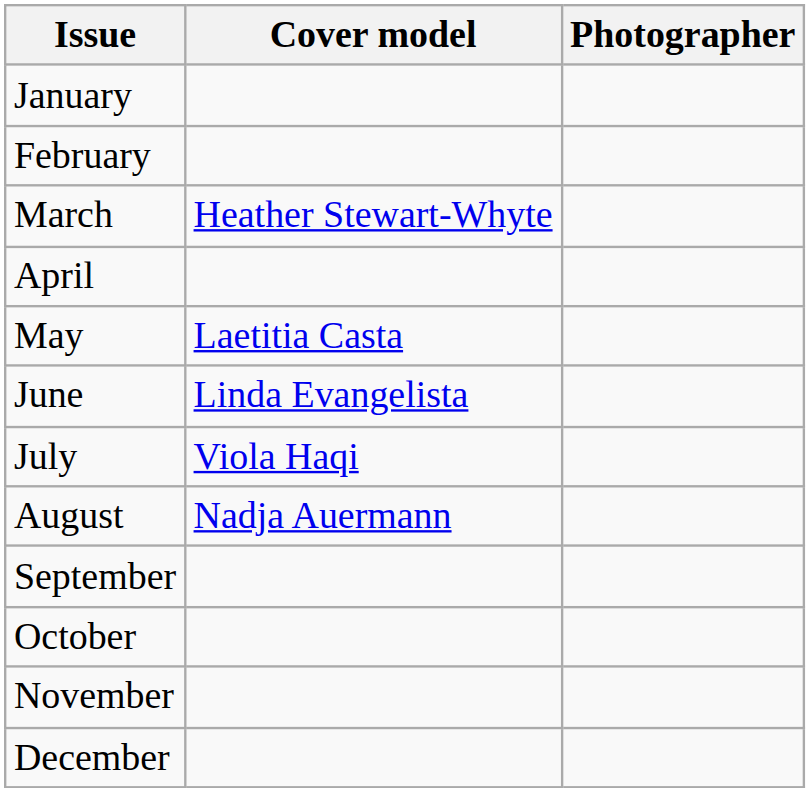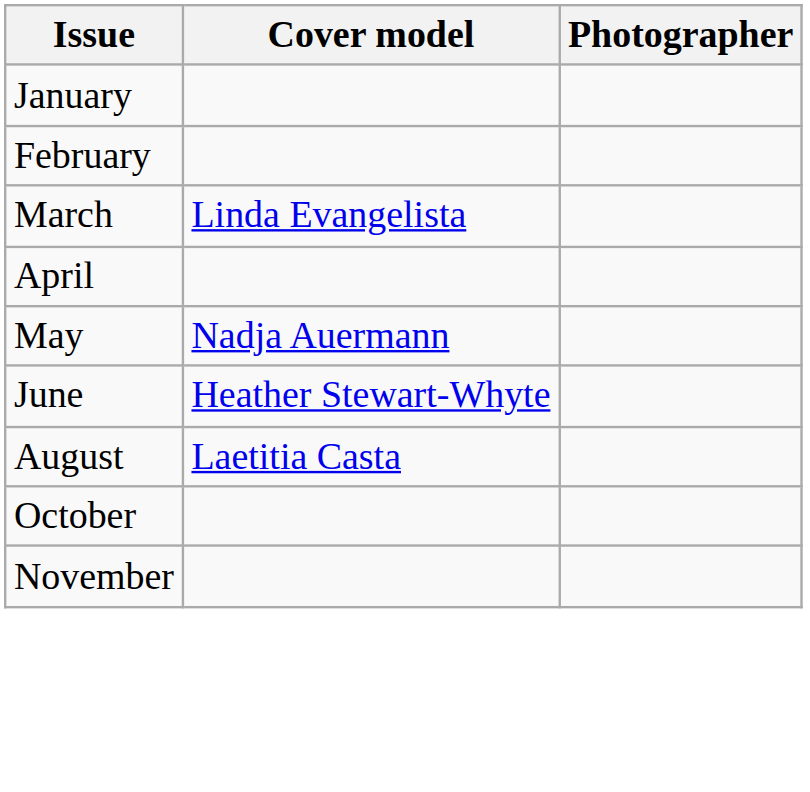(373, 214) Heather Stewart-Whyte -> (329, 214) Linda Evangelista
(298, 335) Laetitia Casta -> (320, 335) Nadja Auermann
(331, 395) Linda Evangelista -> (371, 395) Heather Stewart-Whyte
- row: (46, 455)
(323, 515) Nadja Auermann -> (296, 455) Laetitia Casta
- row: (95, 575)
- row: (92, 756)
